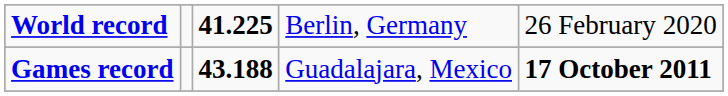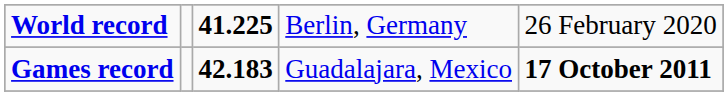(236, 68) 43.188 -> (236, 68) 42.183
